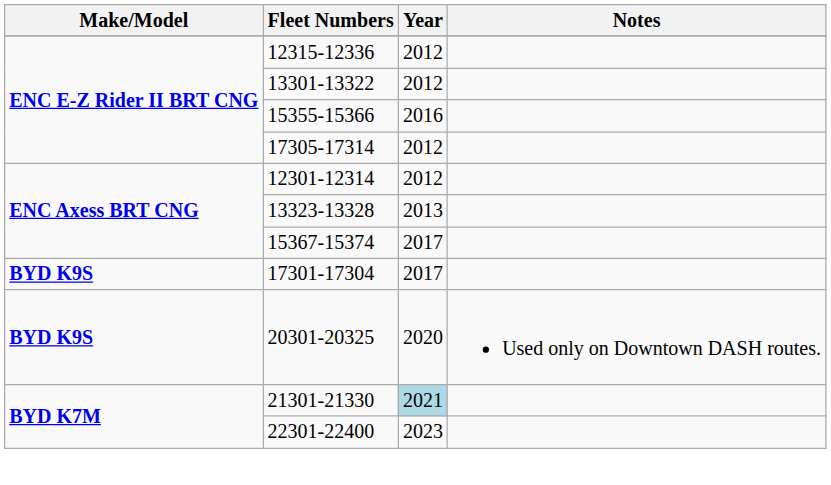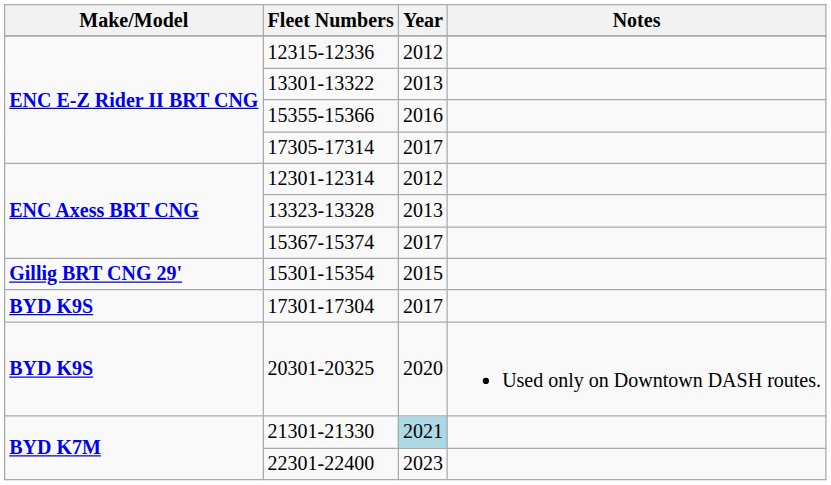(423, 83) 2012 -> (423, 83) 2013
(423, 147) 2012 -> (423, 147) 2017
+ row: (321, 274)
